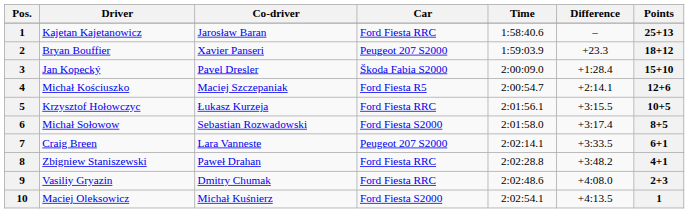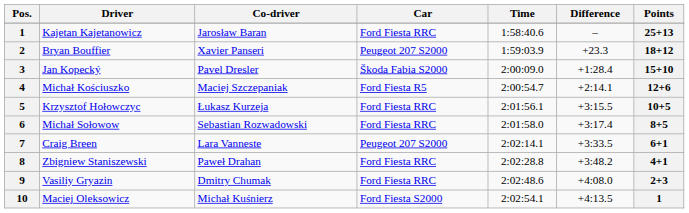(401, 125) Ford Fiesta S2000 -> (398, 125) Ford Fiesta RRC
